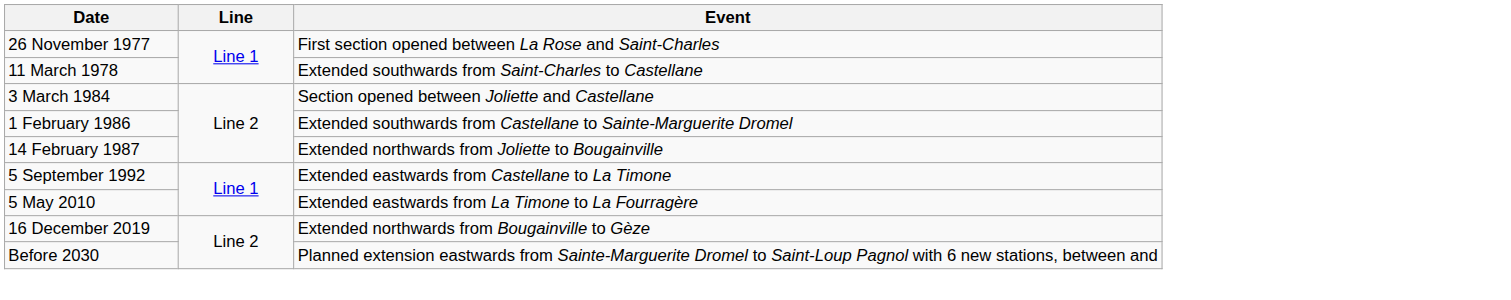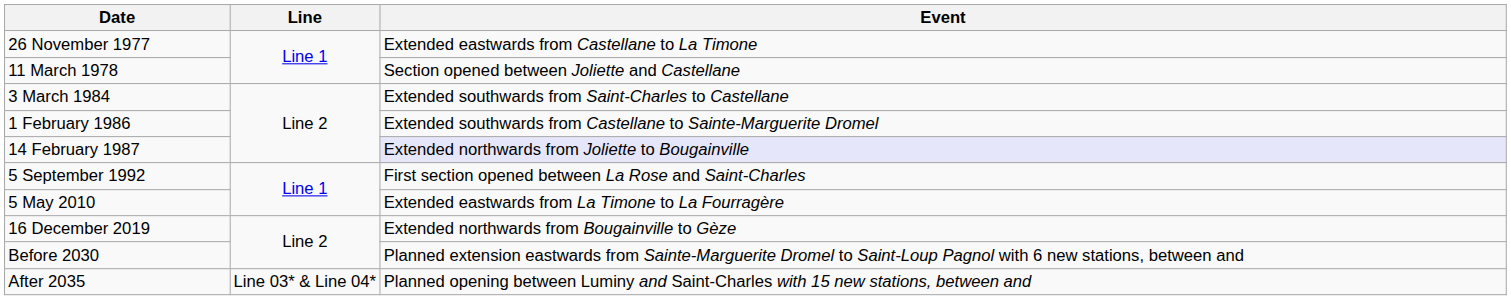(509, 44) First section opened between La Rose and Saint-Charles -> (570, 44) Extended eastwards from Castellane to La Timone
(500, 70) Extended southwards from Saint-Charles to Castellane -> (562, 70) Section opened between Joliette and Castellane
(476, 96) Section opened between Joliette and Castellane -> (586, 96) Extended southwards from Saint-Charles to Castellane
(480, 149) no background -> (566, 149) lavender background
(484, 176) Extended eastwards from Castellane to La Timone -> (595, 176) First section opened between La Rose and Saint-Charles
+ row: (47, 281)
